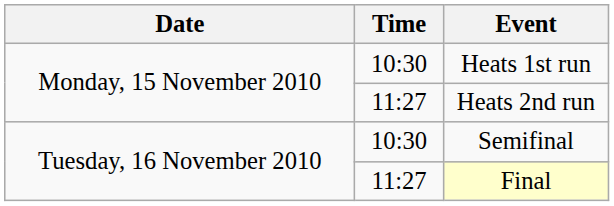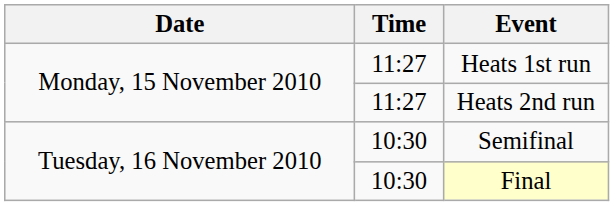(399, 63) 10:30 -> (399, 63) 11:27
(399, 180) 11:27 -> (399, 180) 10:30
